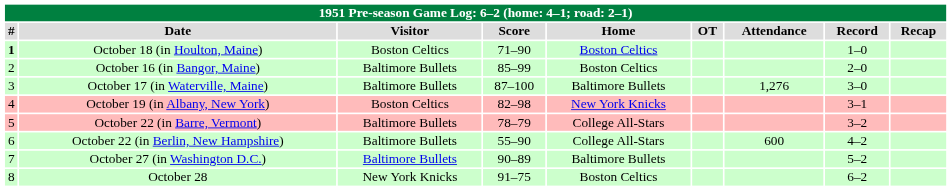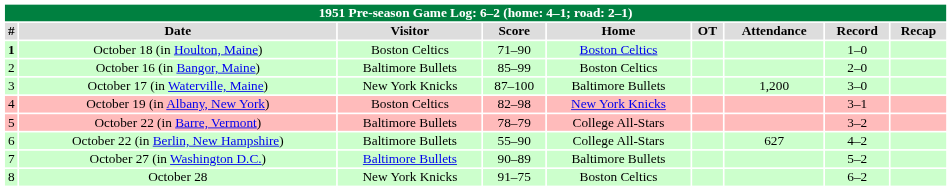(410, 86) Baltimore Bullets -> (410, 86) New York Knicks
(774, 86) 1,276 -> (774, 86) 1,200
(774, 140) 600 -> (774, 140) 627
